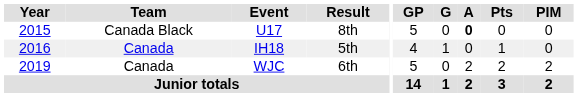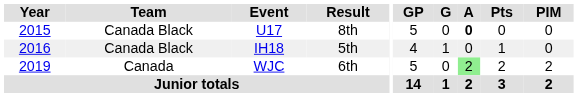(149, 48) Canada -> (149, 48) Canada Black
(469, 66) no background -> (469, 66) lightgreen background
